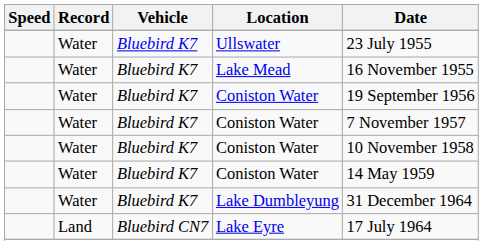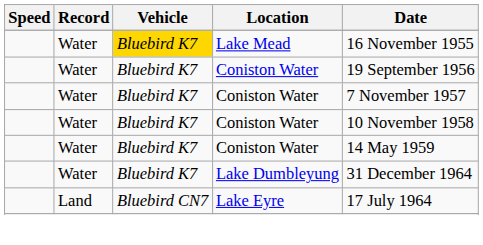- row: (78, 43)
(157, 69) no background -> (157, 43) gold background
